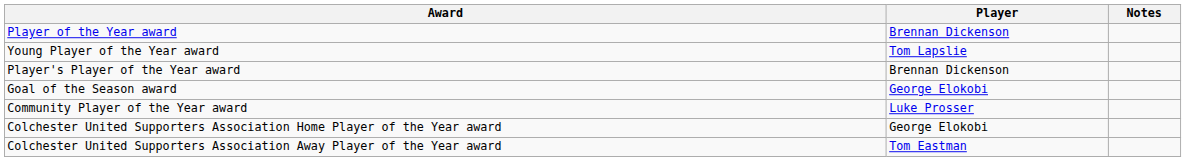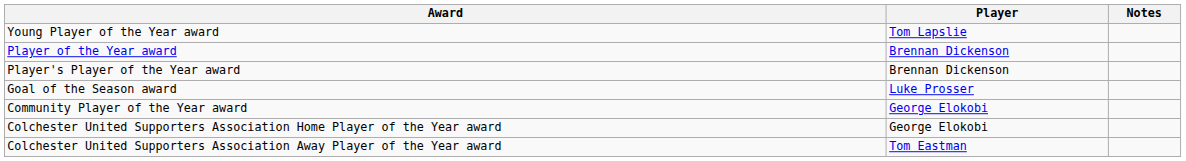rows swapped: (92, 33) <-> (113, 52)
(939, 90) George Elokobi -> (932, 90) Luke Prosser
(932, 109) Luke Prosser -> (939, 109) George Elokobi
